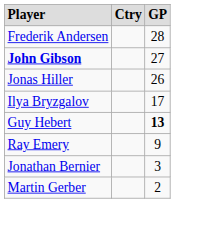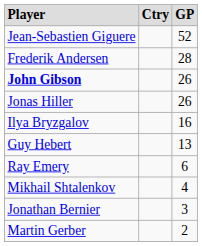+ row: (72, 36)
(158, 58) 27 -> (185, 79) 26
(158, 101) 17 -> (185, 123) 16
(158, 123) bold -> (185, 144) normal
(158, 144) 9 -> (185, 166) 6
+ row: (61, 187)
